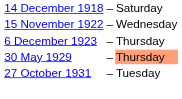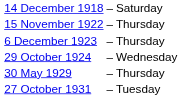(147, 24) Wednesday -> (140, 24) Thursday
+ row: (48, 57)
(140, 57) lightsalmon background -> (140, 73) no background
